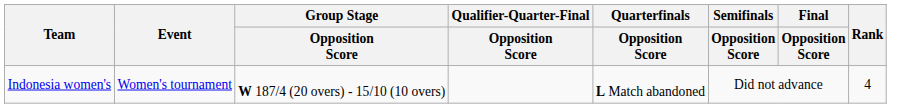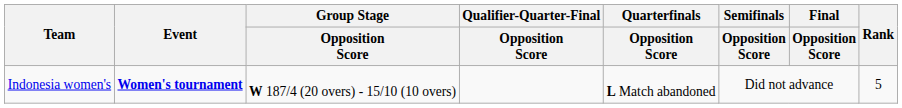(175, 84) normal -> (180, 84) bold
(868, 84) 4 -> (878, 84) 5
